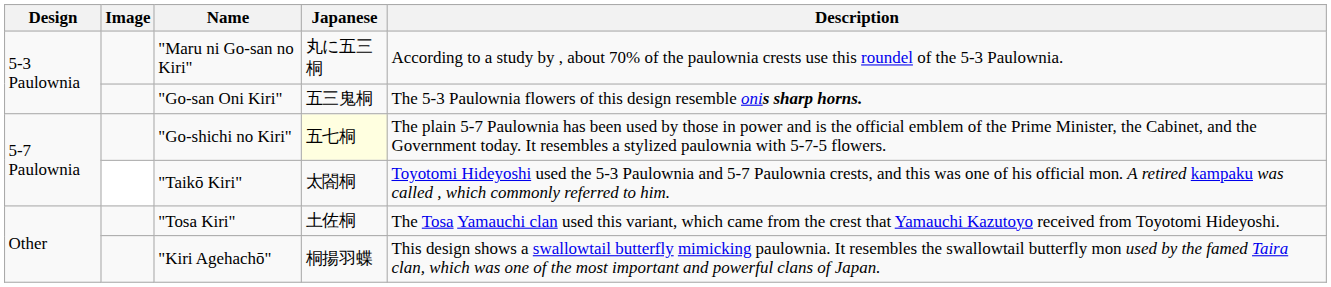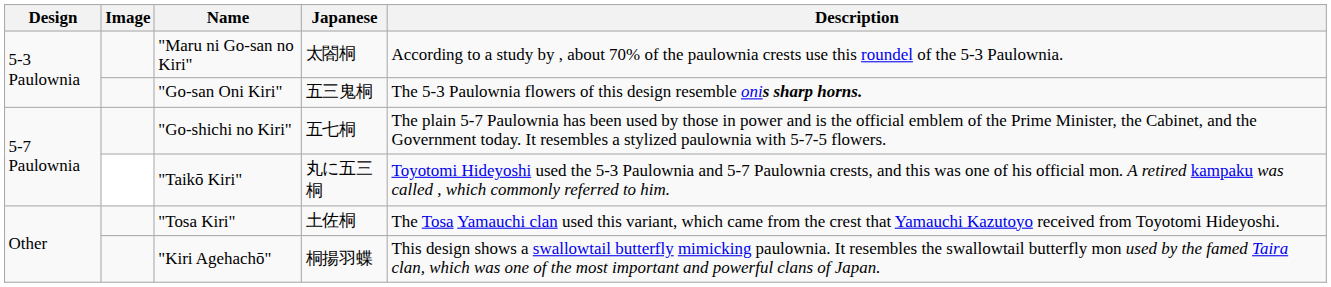(339, 57) 丸に五三桐 -> (331, 53) 太閤桐
(331, 136) lightyellow background -> (331, 129) no background
(331, 182) 太閤桐 -> (339, 179) 丸に五三桐
